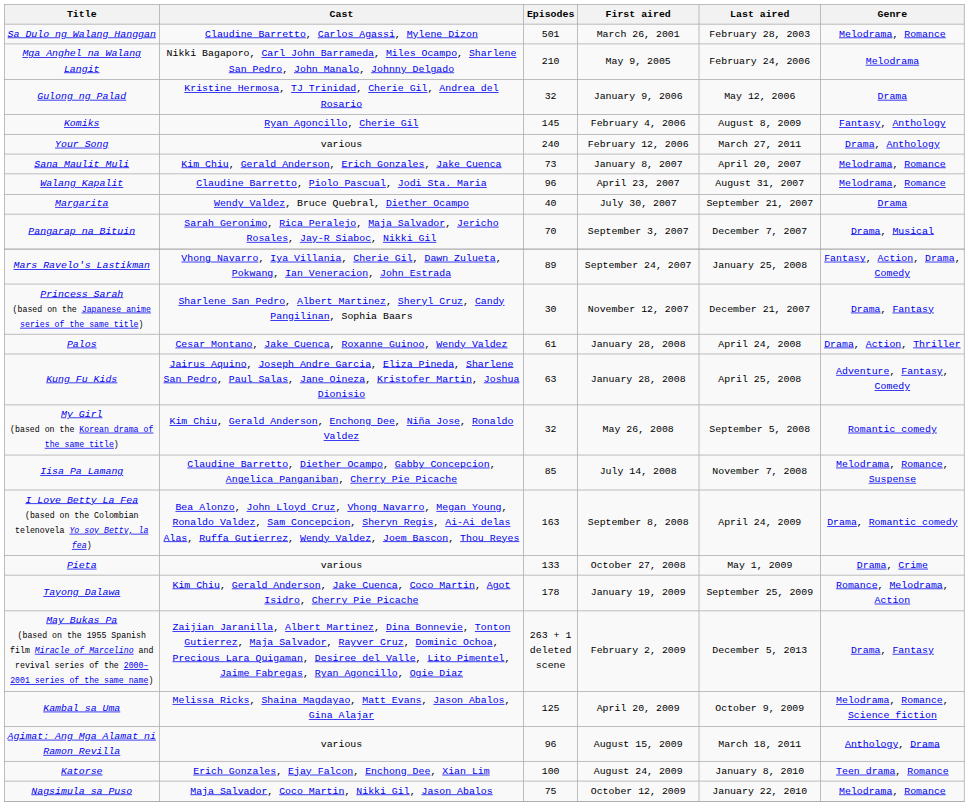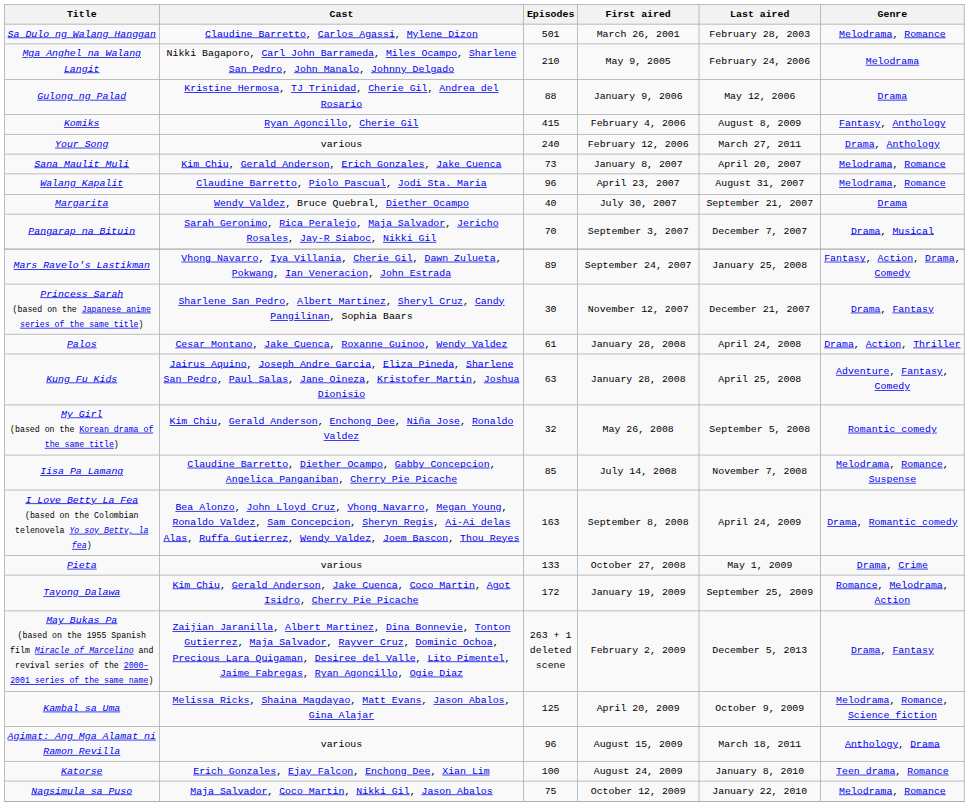(551, 96) 32 -> (551, 96) 88
(551, 124) 145 -> (551, 124) 415
(551, 593) 178 -> (551, 593) 172
